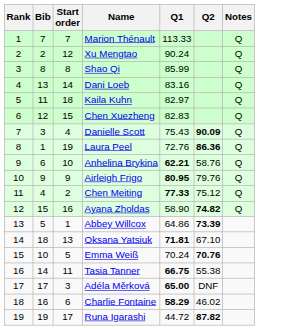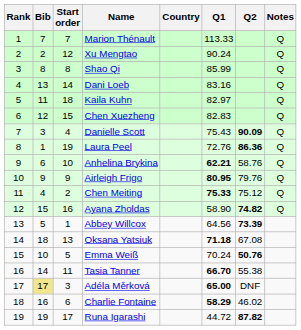+ column: (181, 17)
(177, 193) 77.33 -> (219, 193) 75.33
(177, 224) 64.86 -> (219, 224) 64.56
(177, 239) 71.81 -> (219, 239) 71.18
(208, 239) 67.10 -> (250, 239) 67.08
(208, 255) 70.76 -> (250, 255) 50.76
(177, 270) 66.75 -> (219, 270) 66.70
(43, 286) no background -> (43, 286) khaki background
